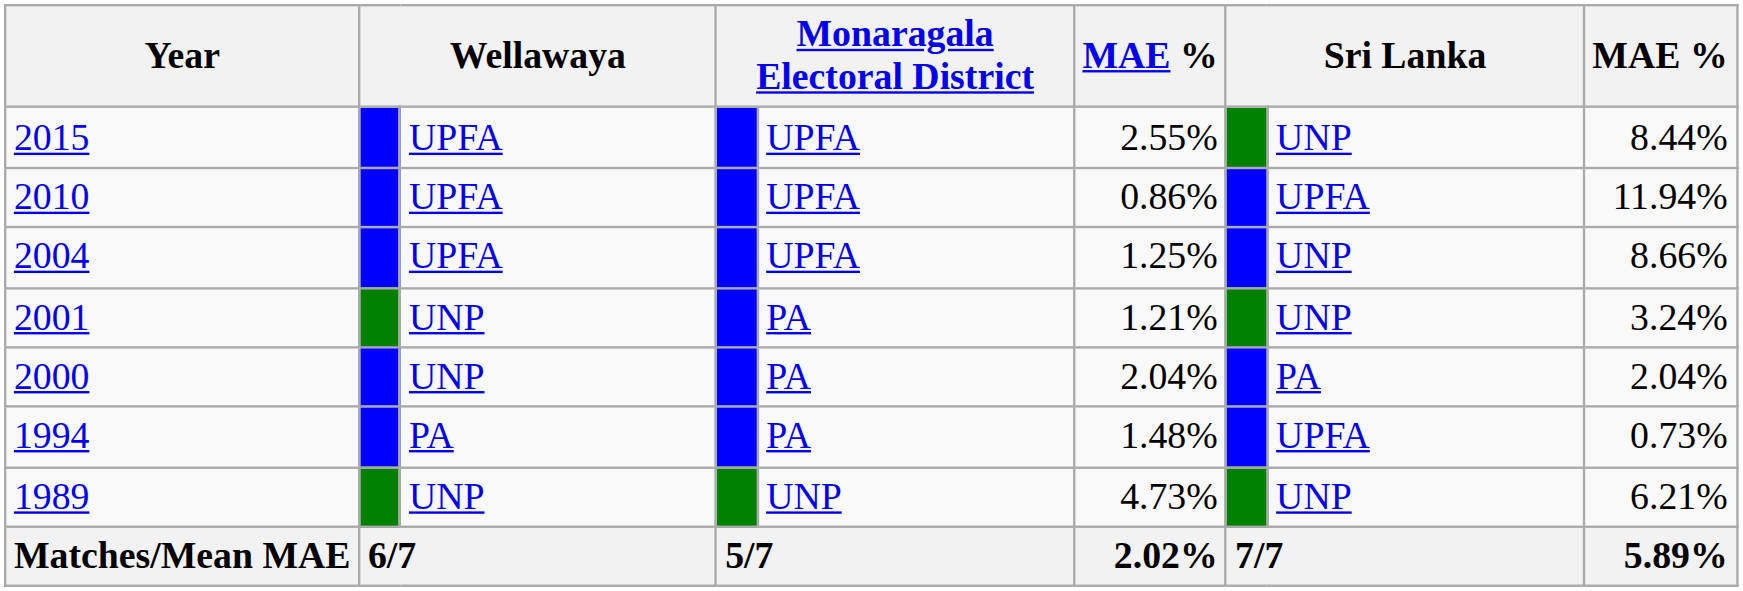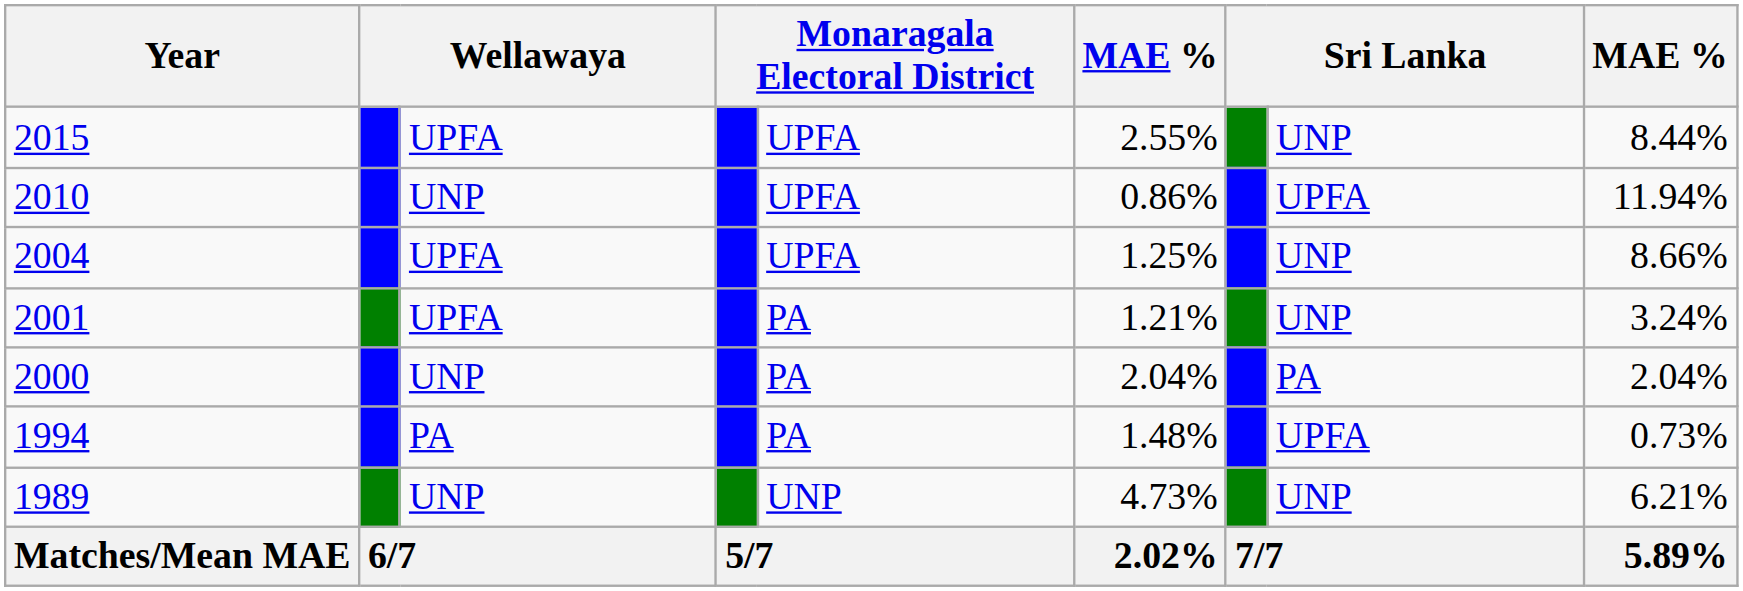(456, 196) UPFA -> (447, 196) UNP
(447, 316) UNP -> (456, 316) UPFA
